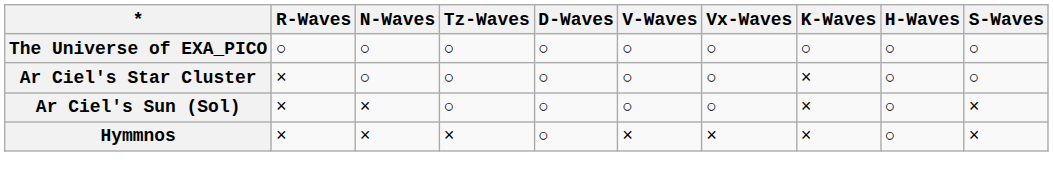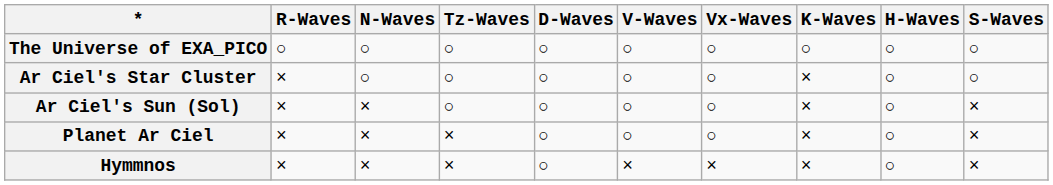+ row: (138, 136)
